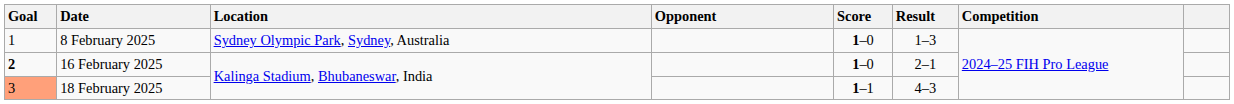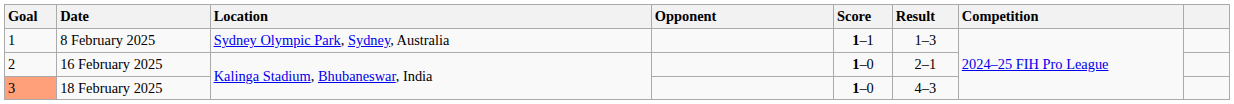(863, 40) 1–0 -> (863, 40) 1–1
(11, 64) bold -> (11, 64) normal
(863, 88) 1–1 -> (863, 88) 1–0
